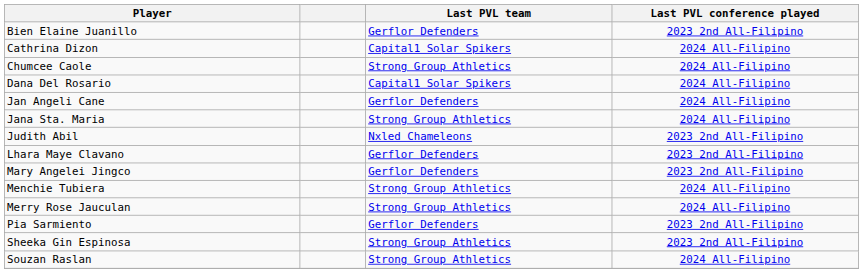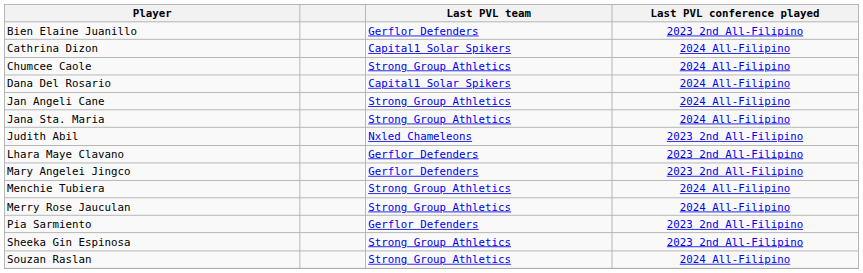(423, 101) Gerflor Defenders -> (440, 101) Strong Group Athletics
